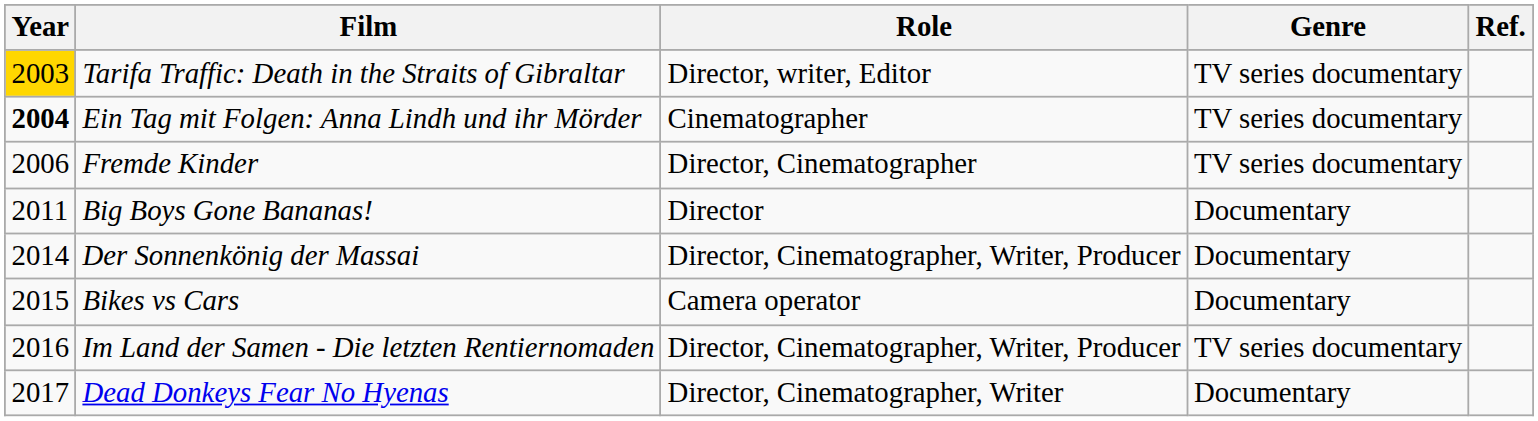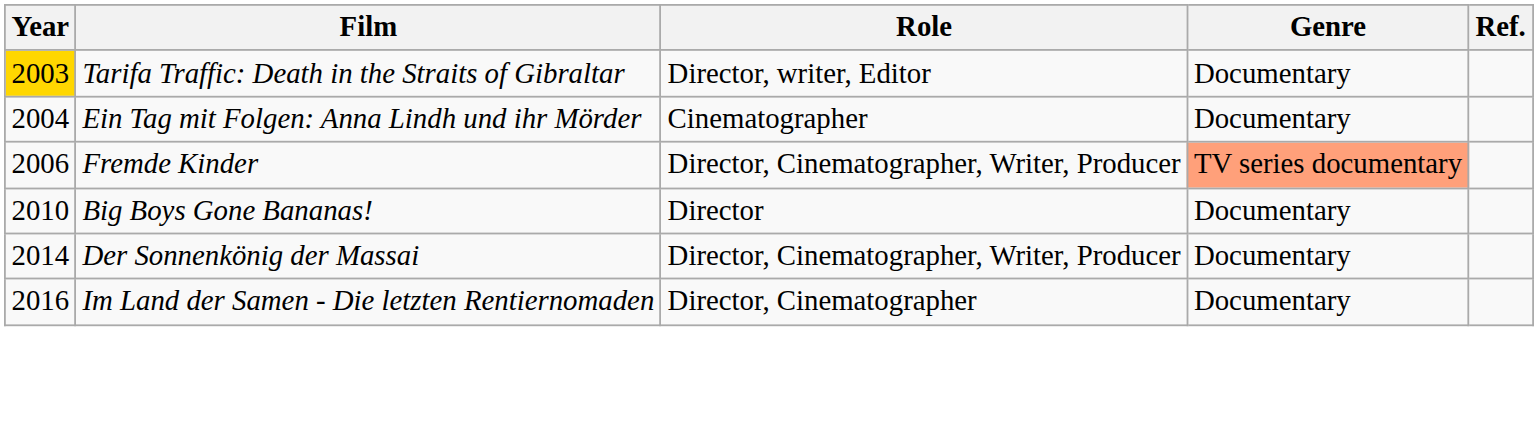(1328, 73) TV series documentary -> (1272, 73) Documentary
(40, 118) bold -> (40, 118) normal
(1328, 118) TV series documentary -> (1272, 118) Documentary
(822, 164) Director, Cinematographer -> (924, 164) Director, Cinematographer, Writer, Producer
(1328, 164) no background -> (1328, 164) lightsalmon background
(40, 210) 2011 -> (40, 210) 2010
- row: (161, 301)
(924, 347) Director, Cinematographer, Writer, Producer -> (822, 301) Director, Cinematographer
(1328, 347) TV series documentary -> (1272, 301) Documentary
- row: (266, 392)
